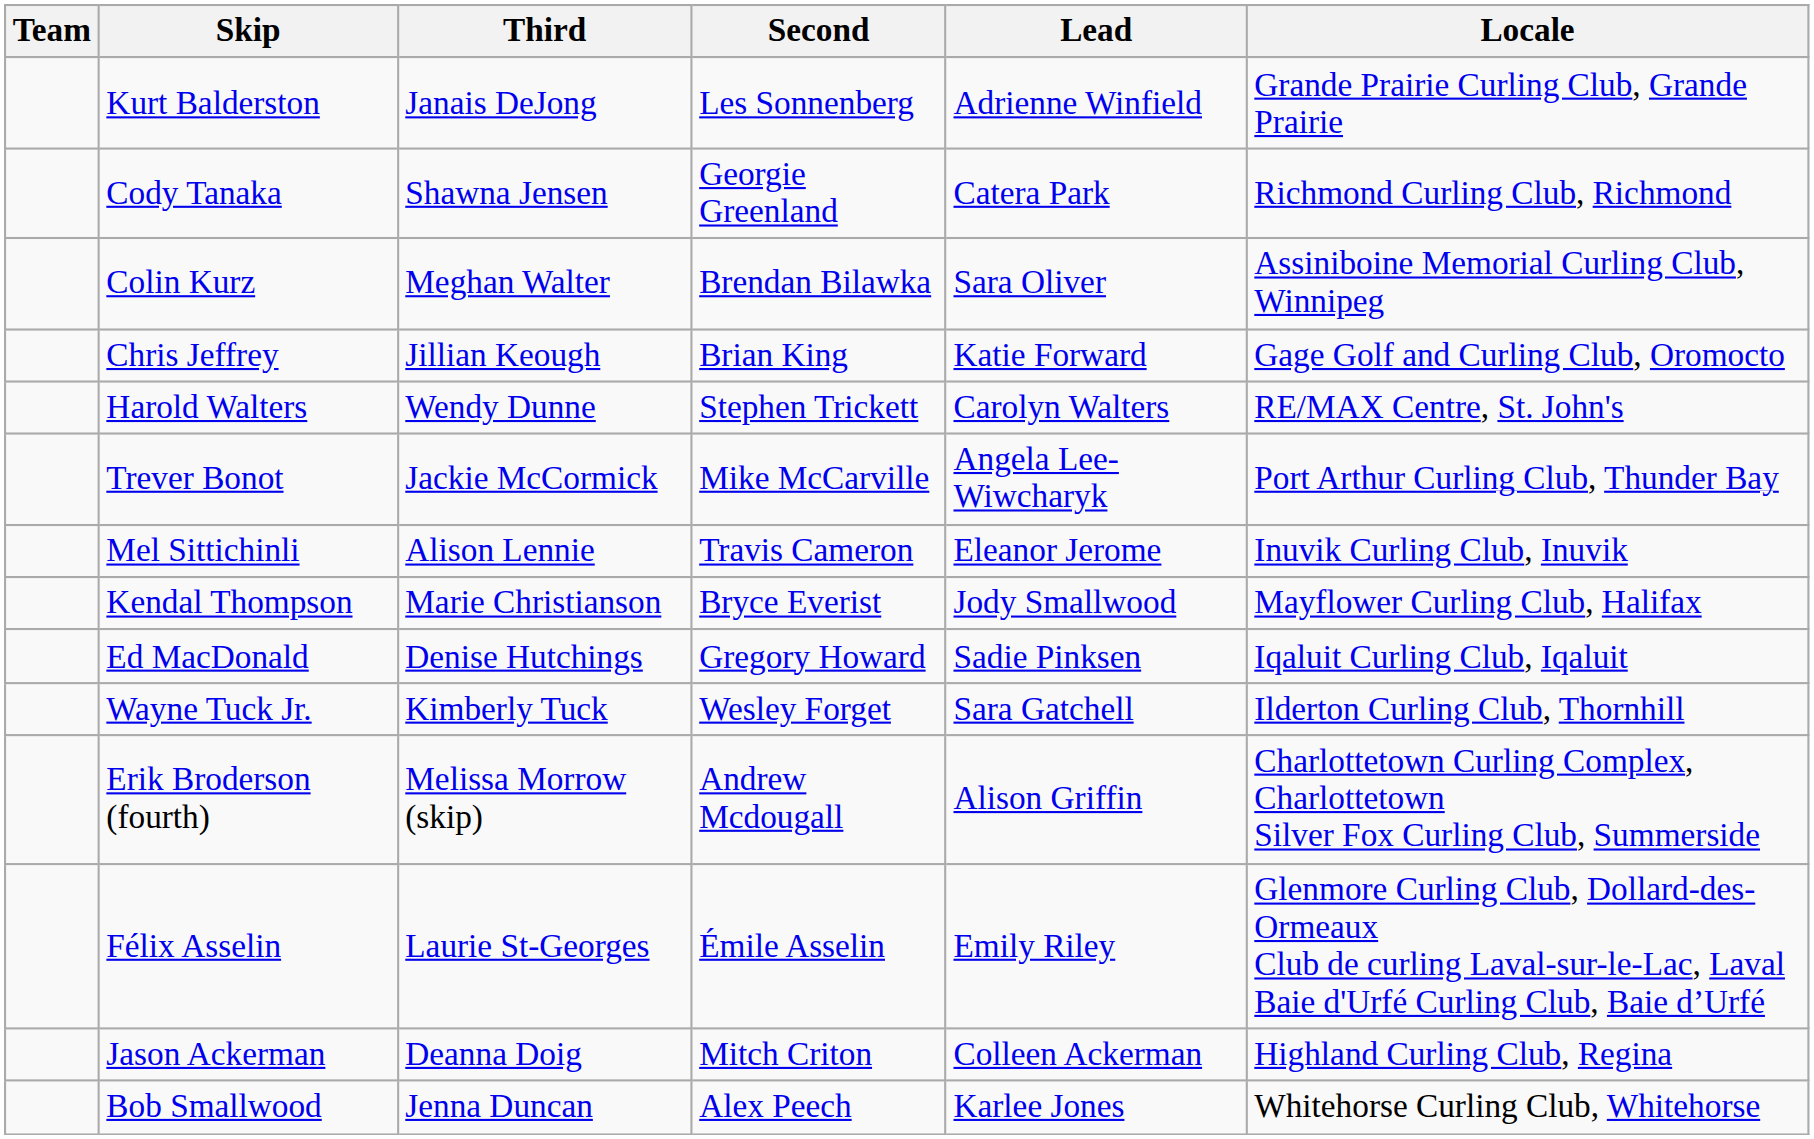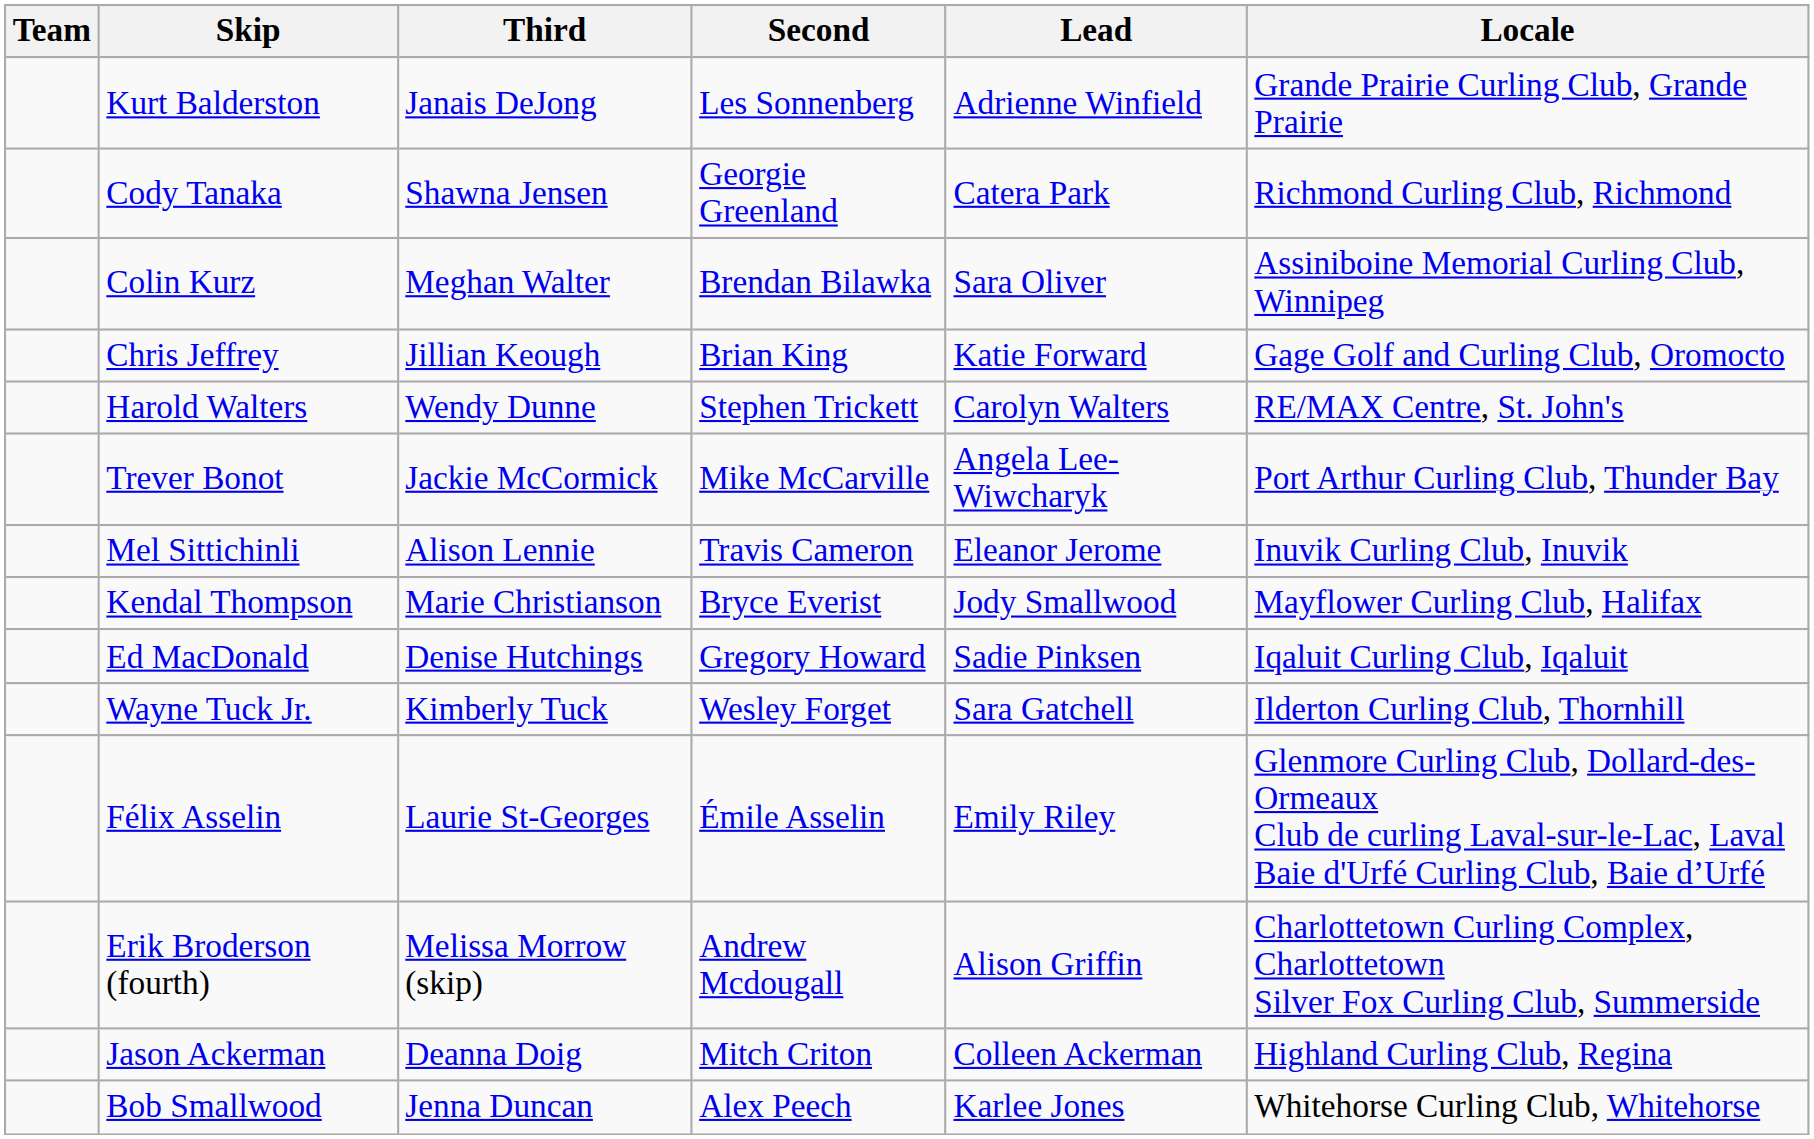rows swapped: (208, 798) <-> (194, 945)
